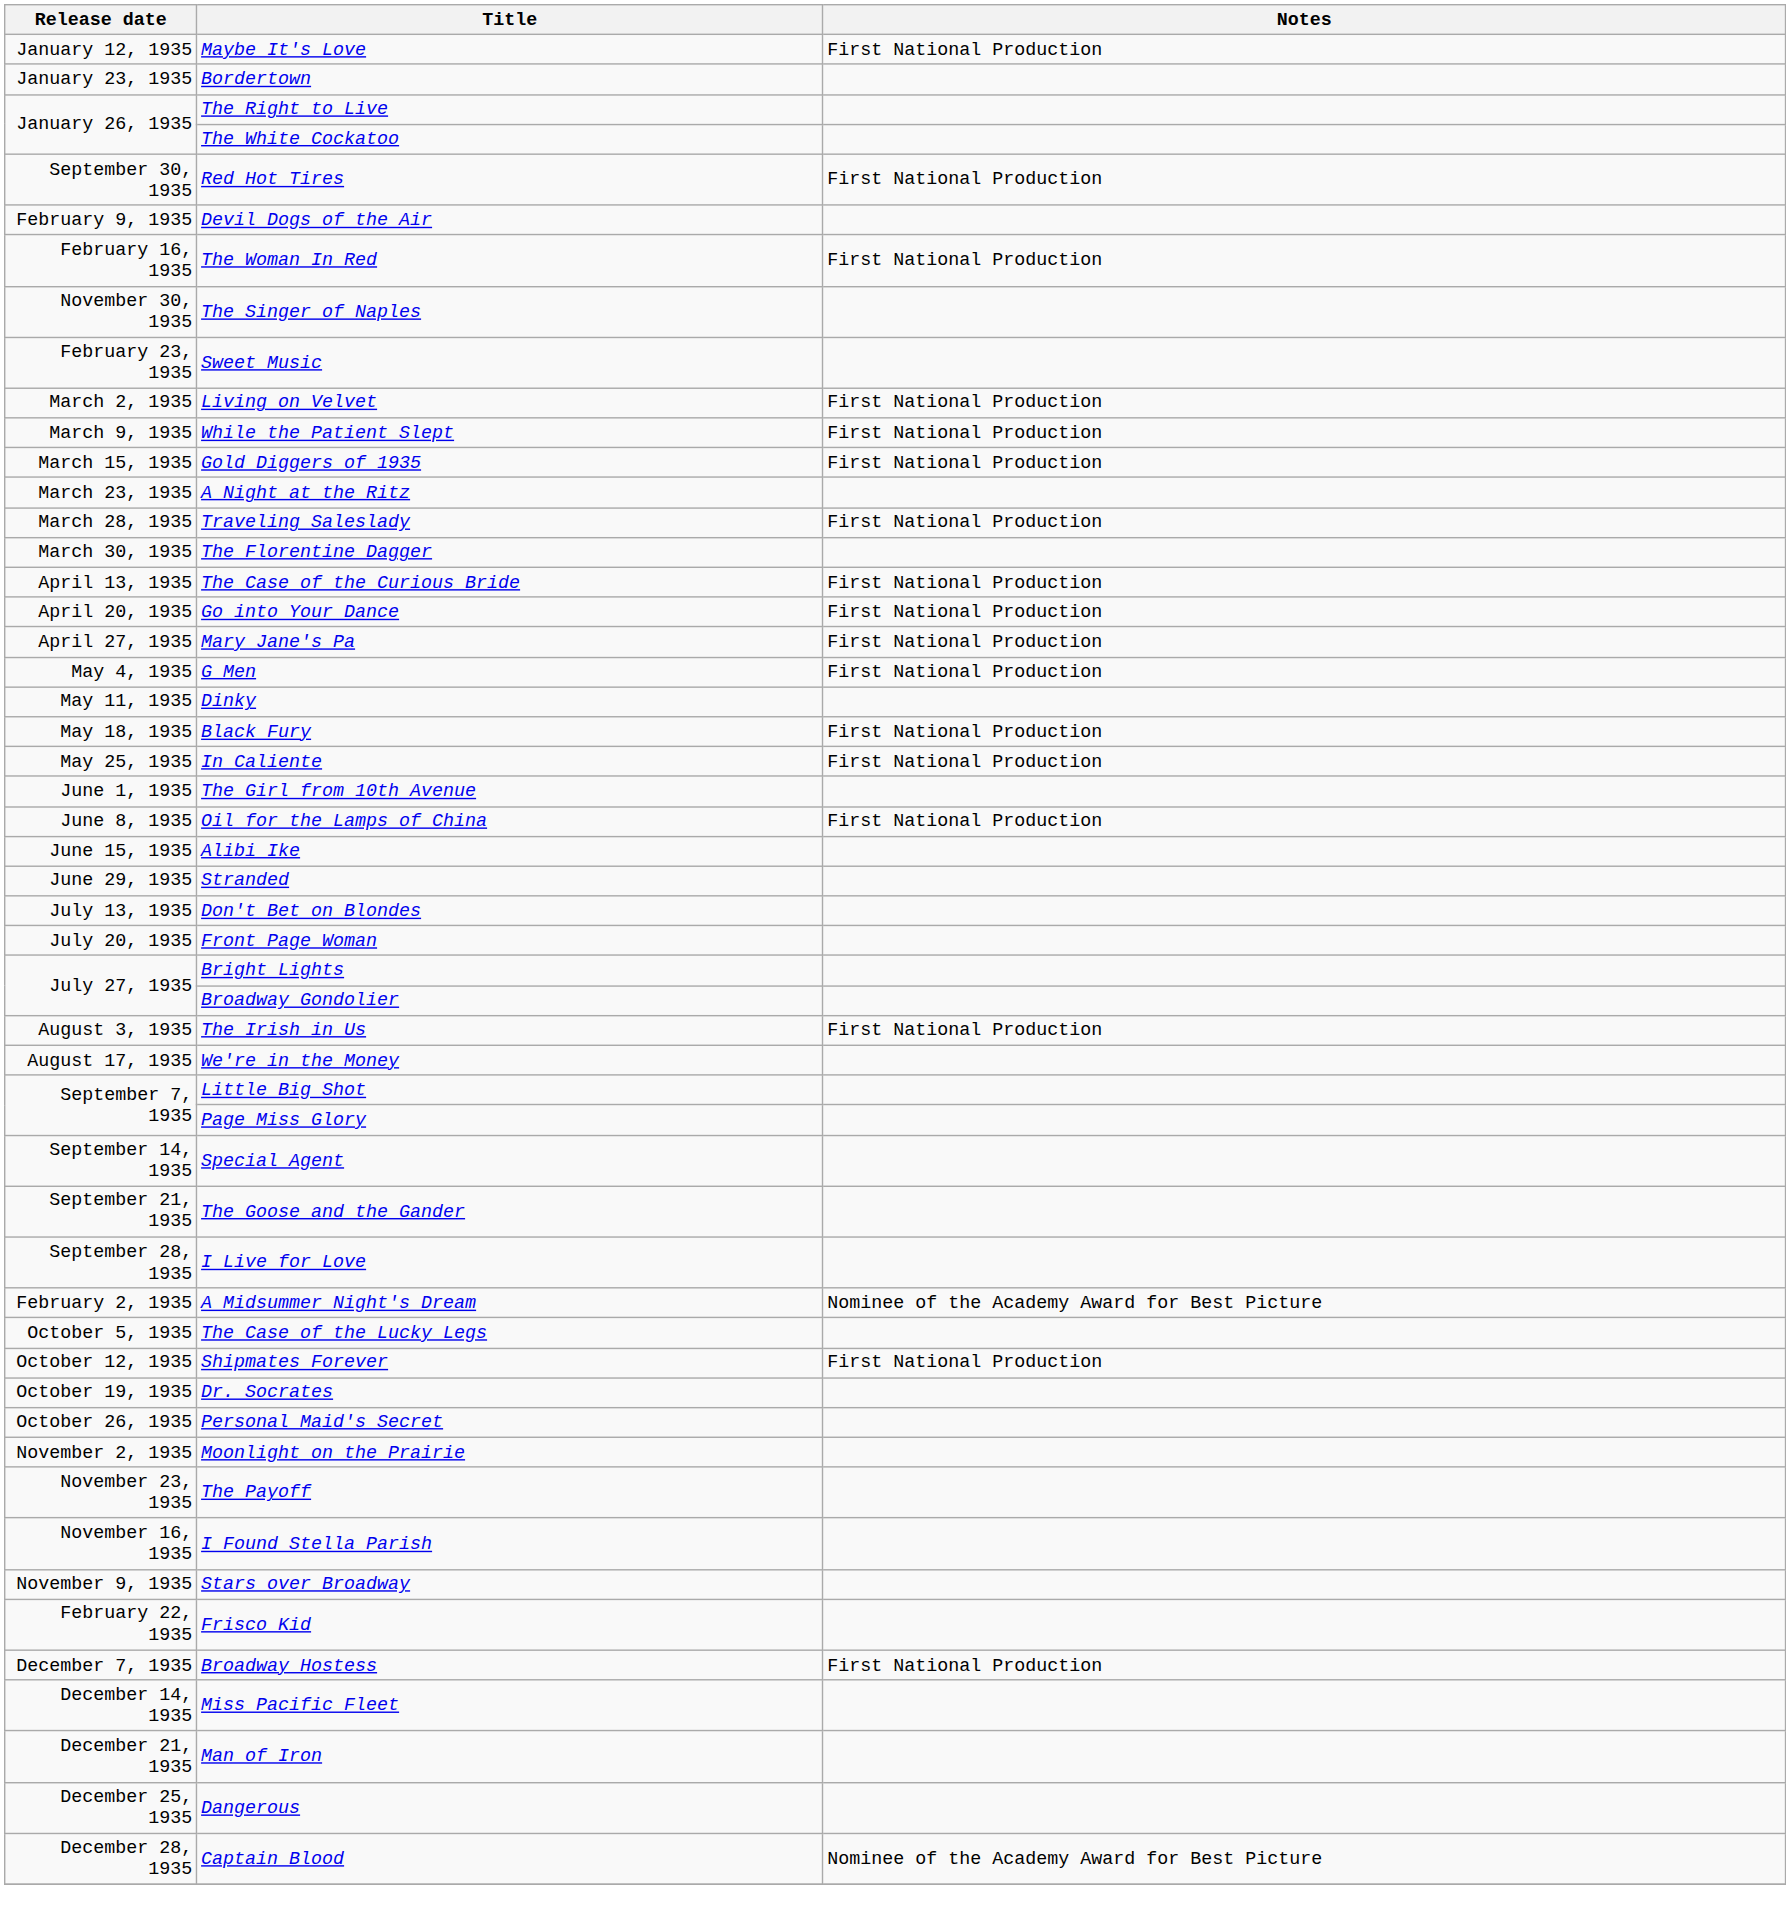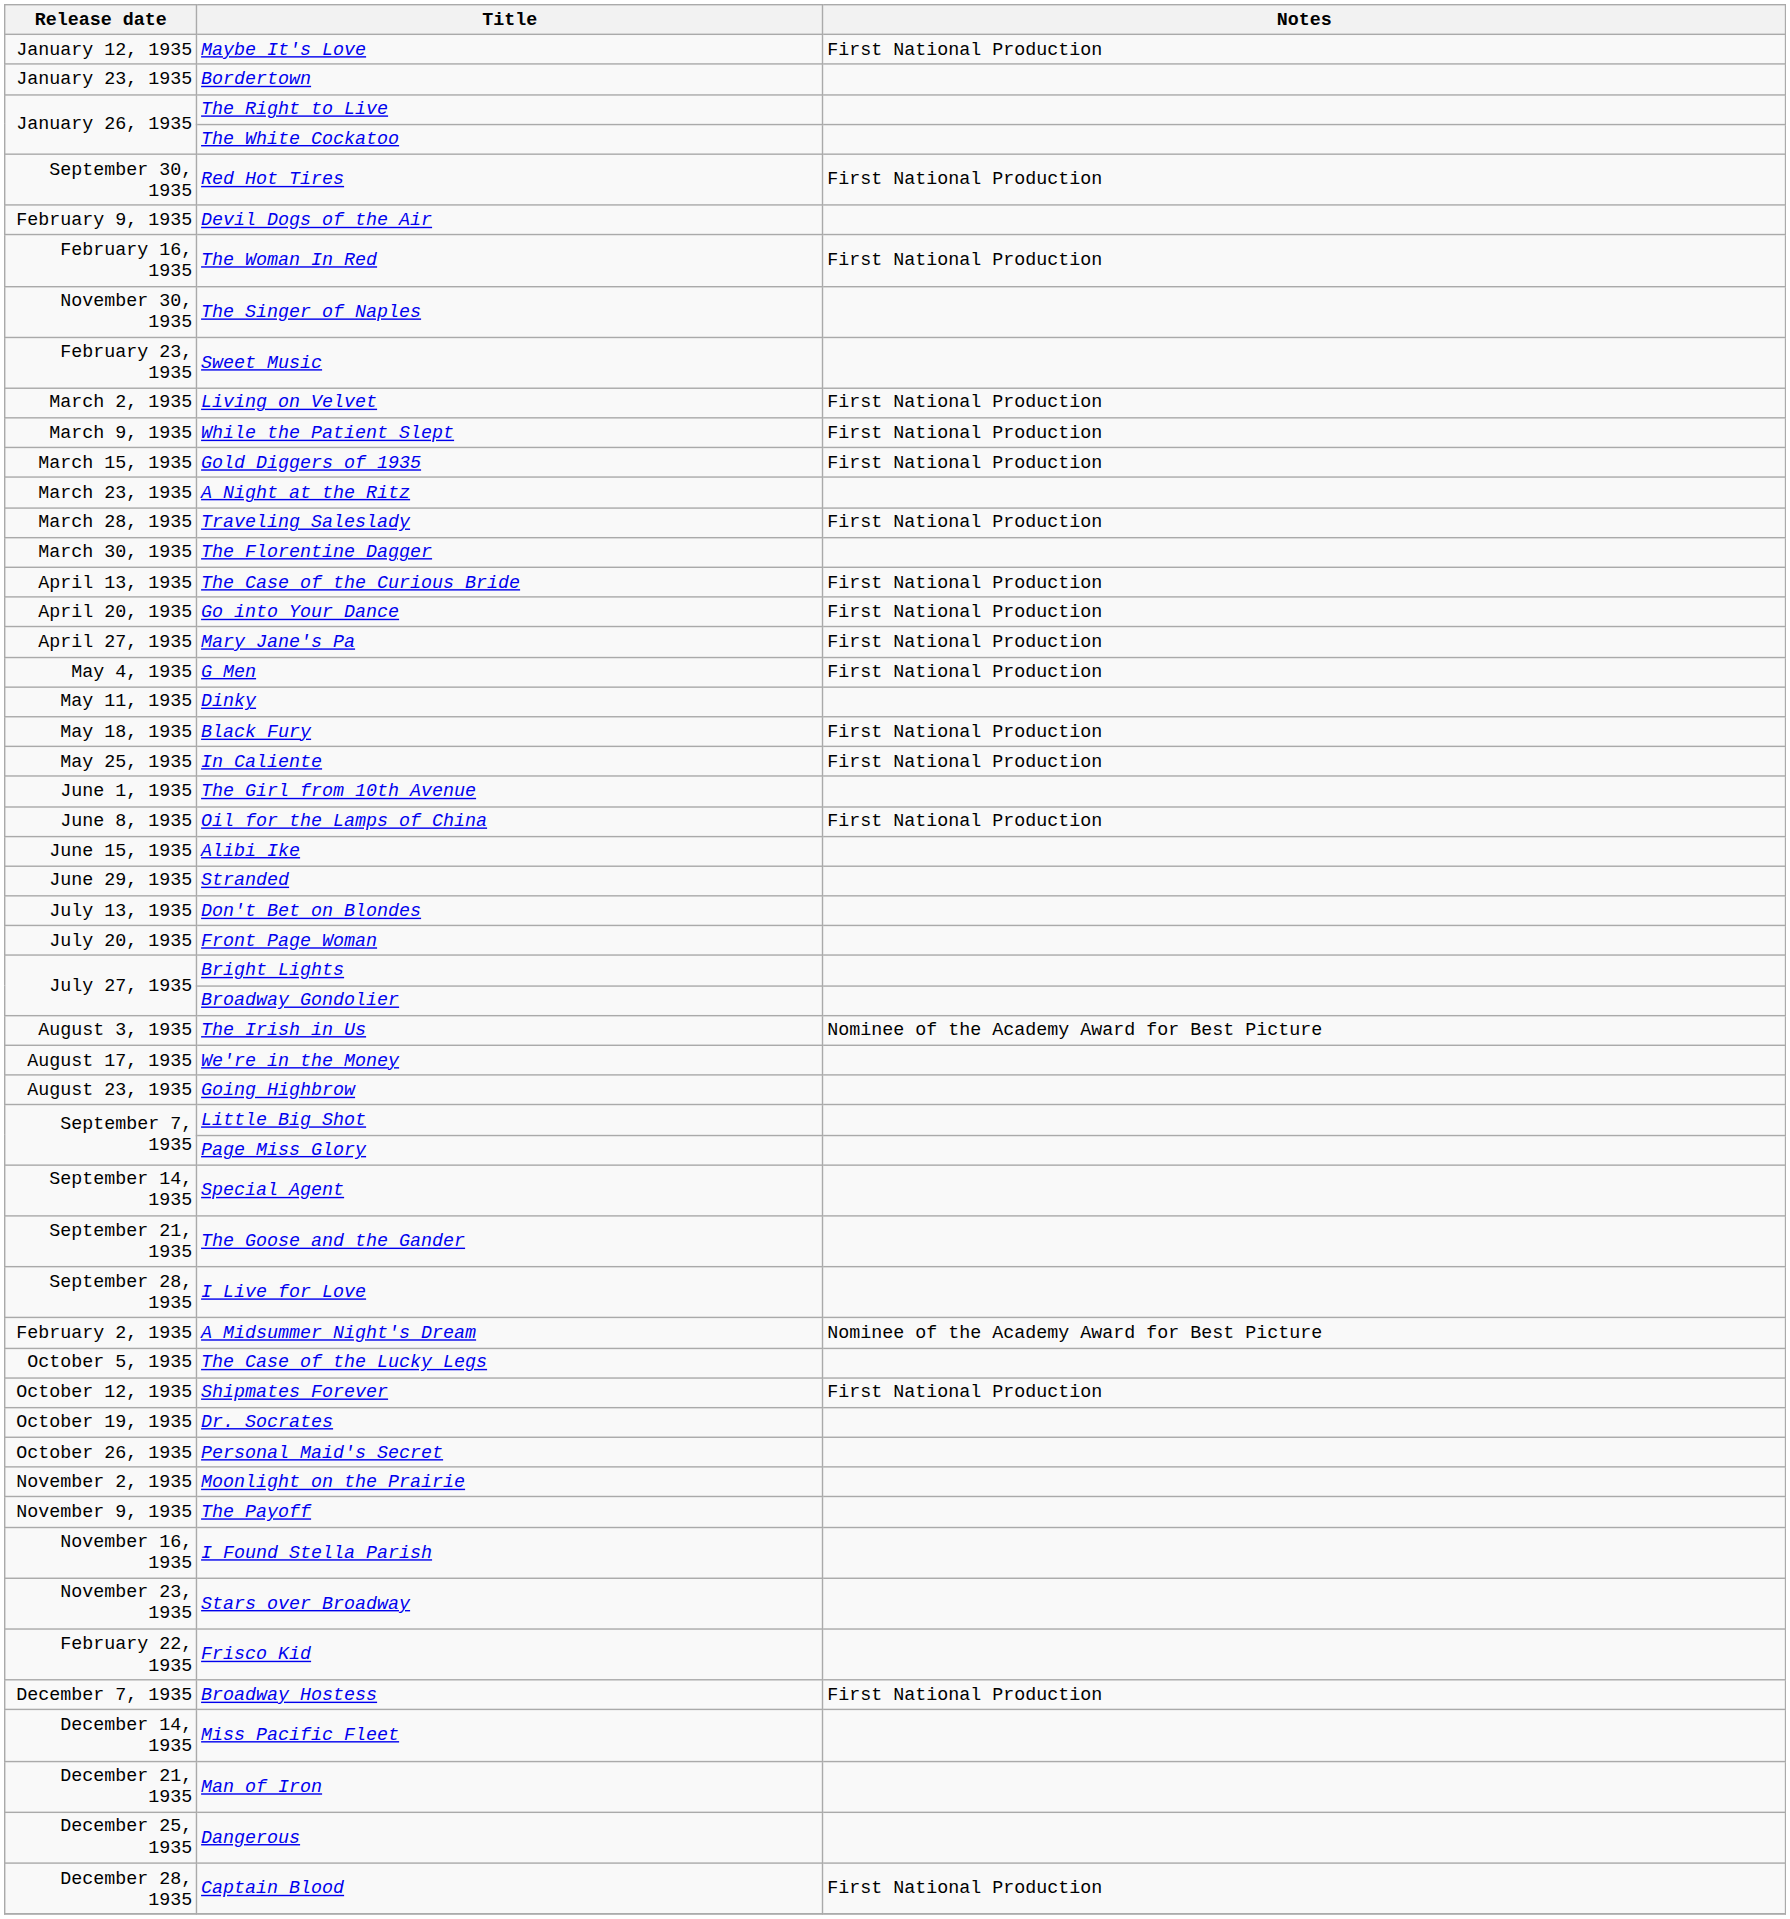(965, 1030) First National Production -> (1075, 1030) Nominee of the Academy Award for Best Picture
+ row: (278, 1090)
(126, 1493) November 23, 1935 -> (104, 1512) November 9, 1935
(104, 1584) November 9, 1935 -> (126, 1604) November 23, 1935
(1075, 1859) Nominee of the Academy Award for Best Picture -> (965, 1889) First National Production
